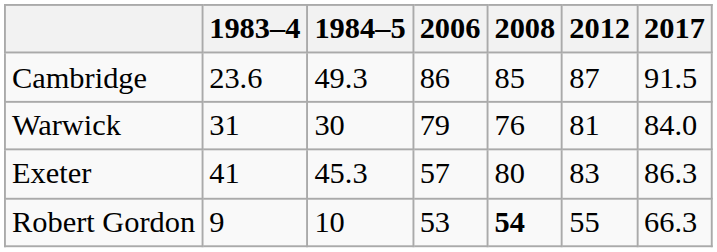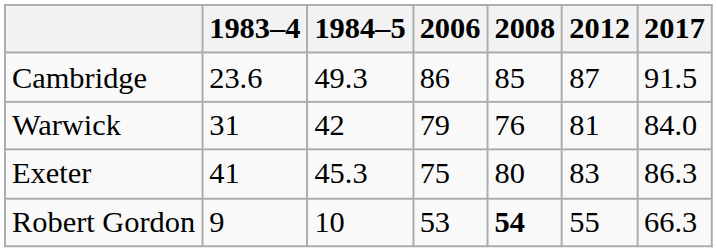(330, 125) 30 -> (330, 125) 42
(435, 173) 57 -> (435, 173) 75
